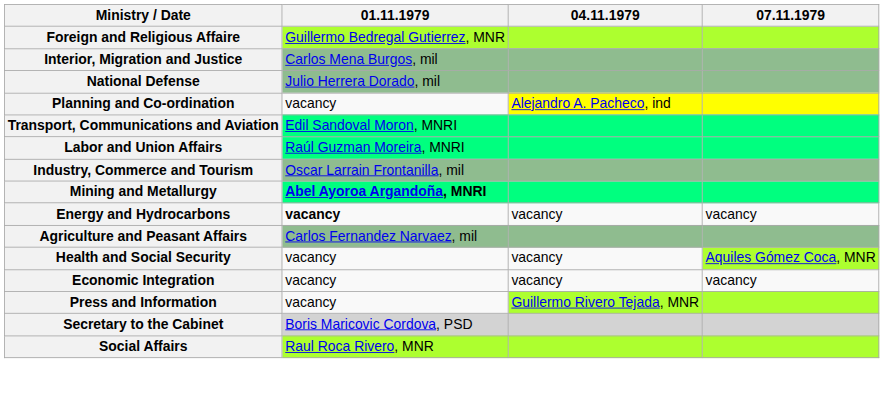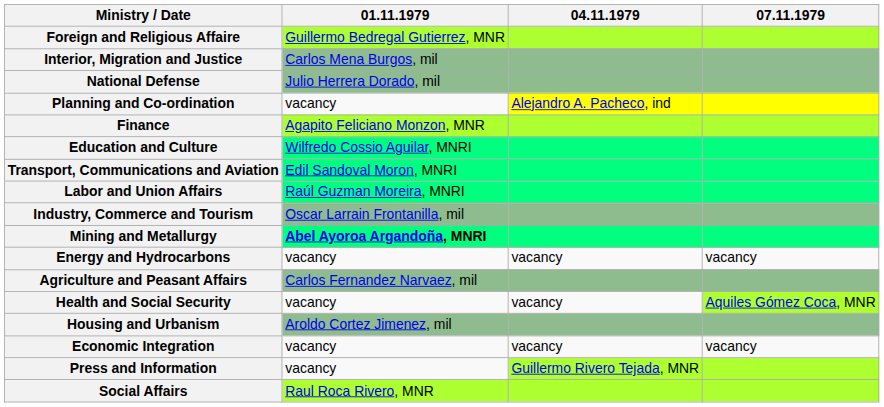+ row: (143, 125)
+ row: (143, 147)
(313, 214) bold -> (311, 258) normal
+ row: (143, 324)
- row: (143, 324)
